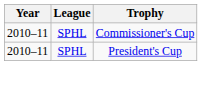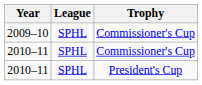+ row: (28, 32)
